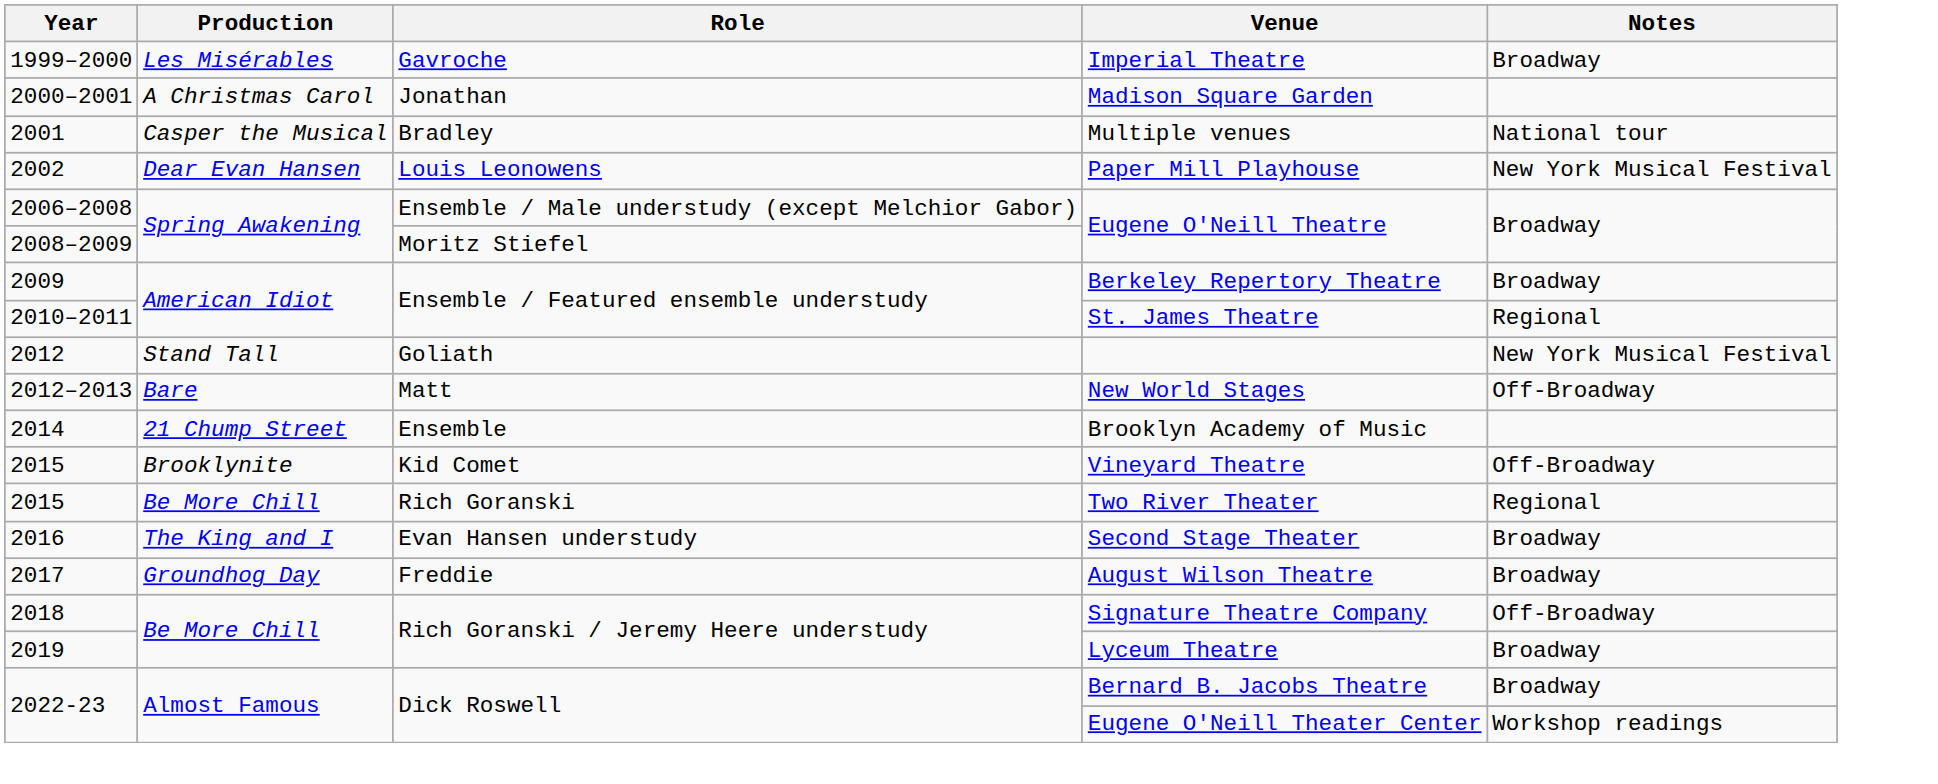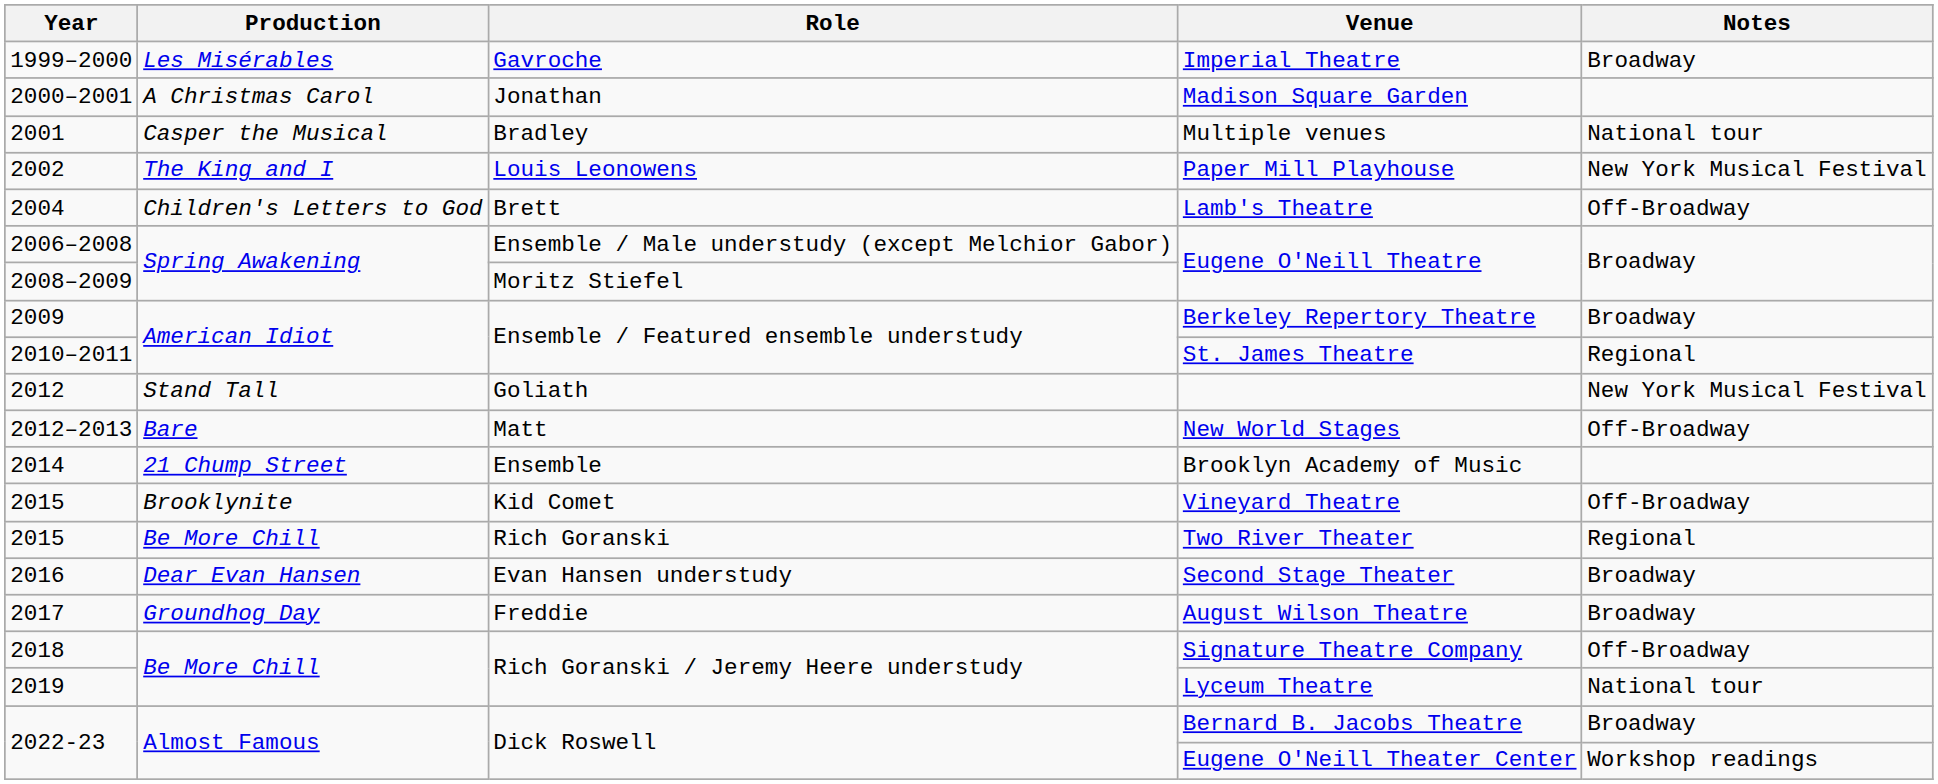(252, 171) Dear Evan Hansen -> (238, 171) The King and I
+ row: (37, 208)
(238, 539) The King and I -> (252, 576) Dear Evan Hansen
(1547, 650) Broadway -> (1676, 687) National tour
